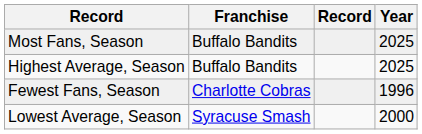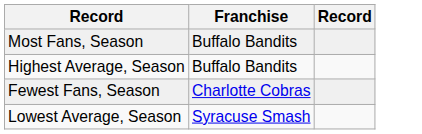- column: (396, 16)
